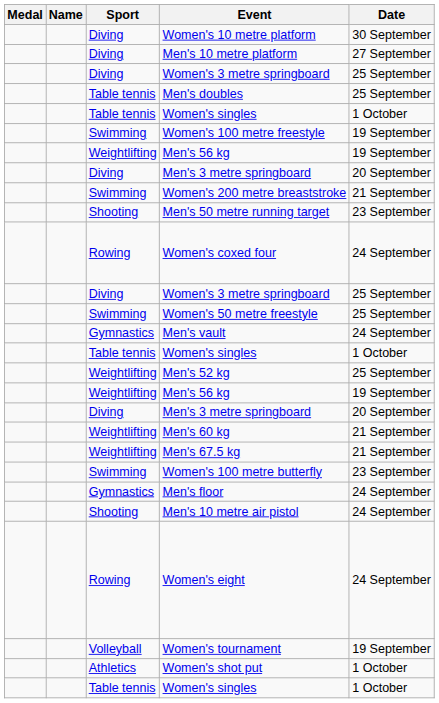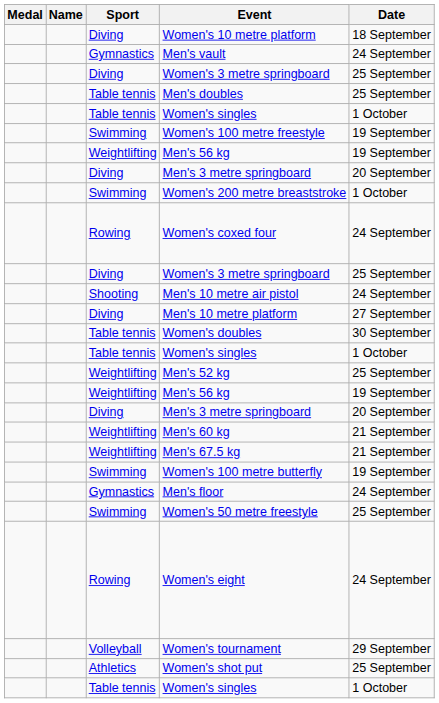(392, 35) 30 September -> (392, 35) 18 September
rows swapped: (121, 334) <-> (106, 54)
(392, 193) 21 September -> (380, 193) 1 October
- row: (113, 213)
rows swapped: (118, 314) <-> (113, 512)
+ row: (122, 334)
(392, 472) 23 September -> (392, 472) 19 September
(392, 649) 19 September -> (392, 649) 29 September
(380, 669) 1 October -> (392, 669) 25 September
